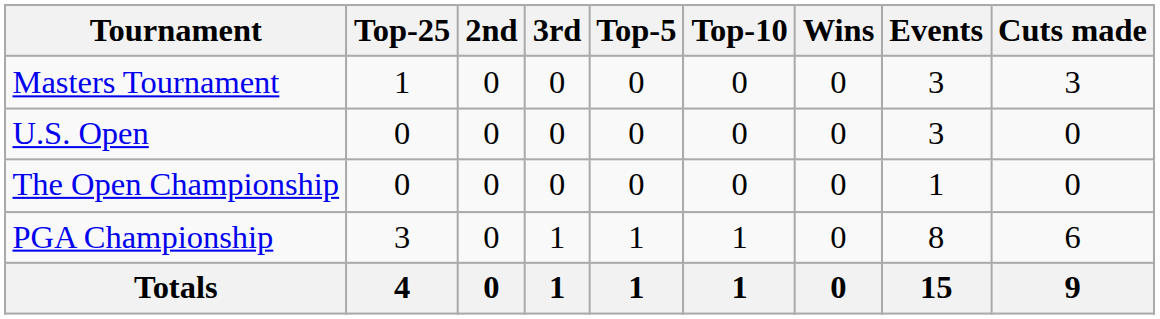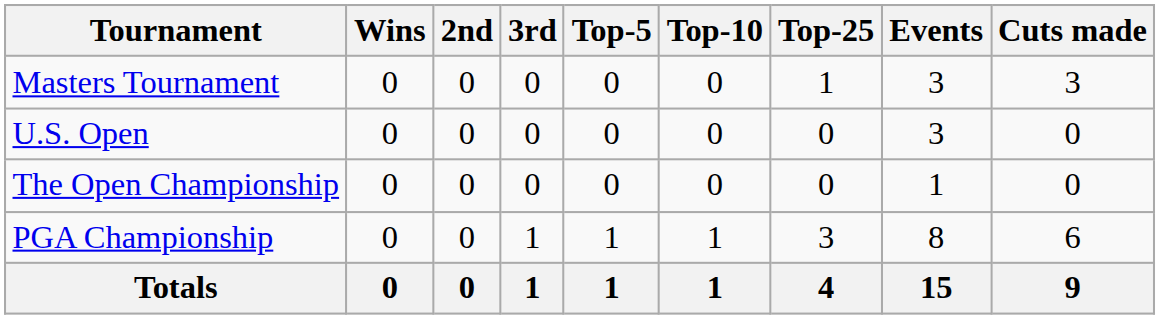columns swapped: (838, 30) <-> (402, 30)
